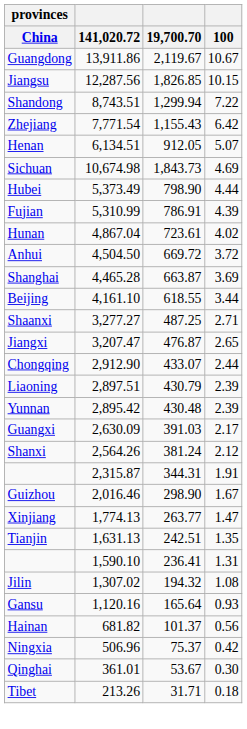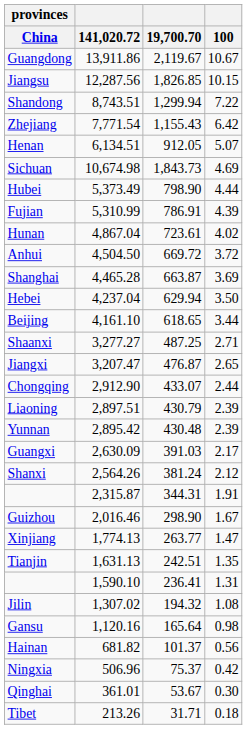+ row: (24, 299)
(183, 299) 618.55 -> (183, 320) 618.65
(227, 604) 0.93 -> (227, 626) 0.98
